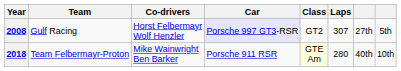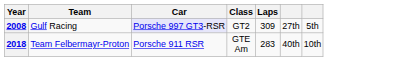- column: (168, 12)
(341, 31) 307 -> (268, 26) 309
(314, 55) lightyellow background -> (241, 45) no background
(341, 55) 280 -> (268, 45) 283
